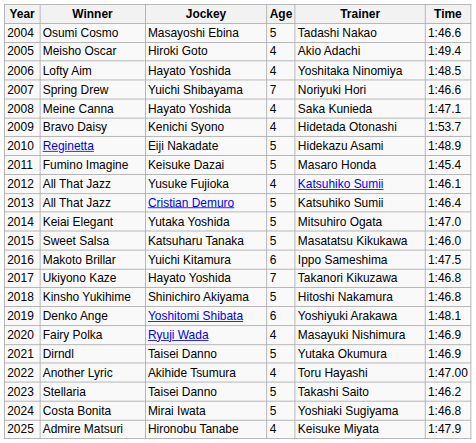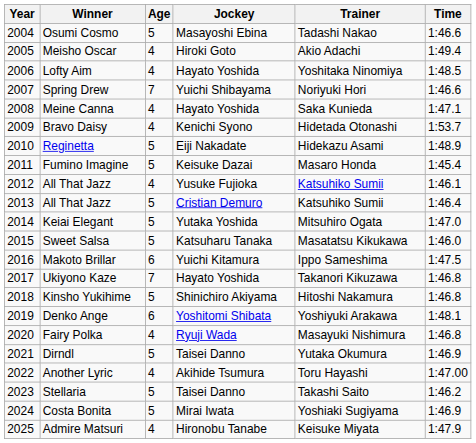columns swapped: (281, 14) <-> (206, 14)
(445, 335) 1:46.9 -> (445, 335) 1:46.8
(445, 411) 1:46.8 -> (445, 411) 1:46.9
